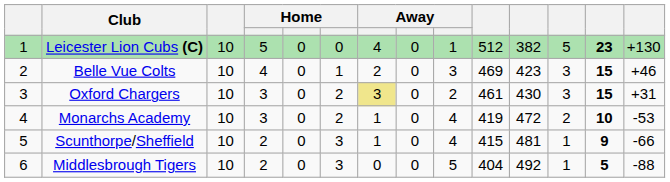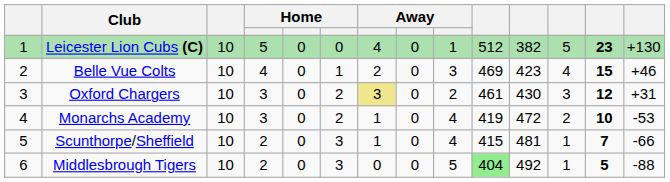(566, 70) 3 -> (566, 70) 4
(604, 94) 15 -> (604, 94) 12
(604, 141) 9 -> (604, 141) 7
(491, 165) no background -> (491, 165) lightgreen background
